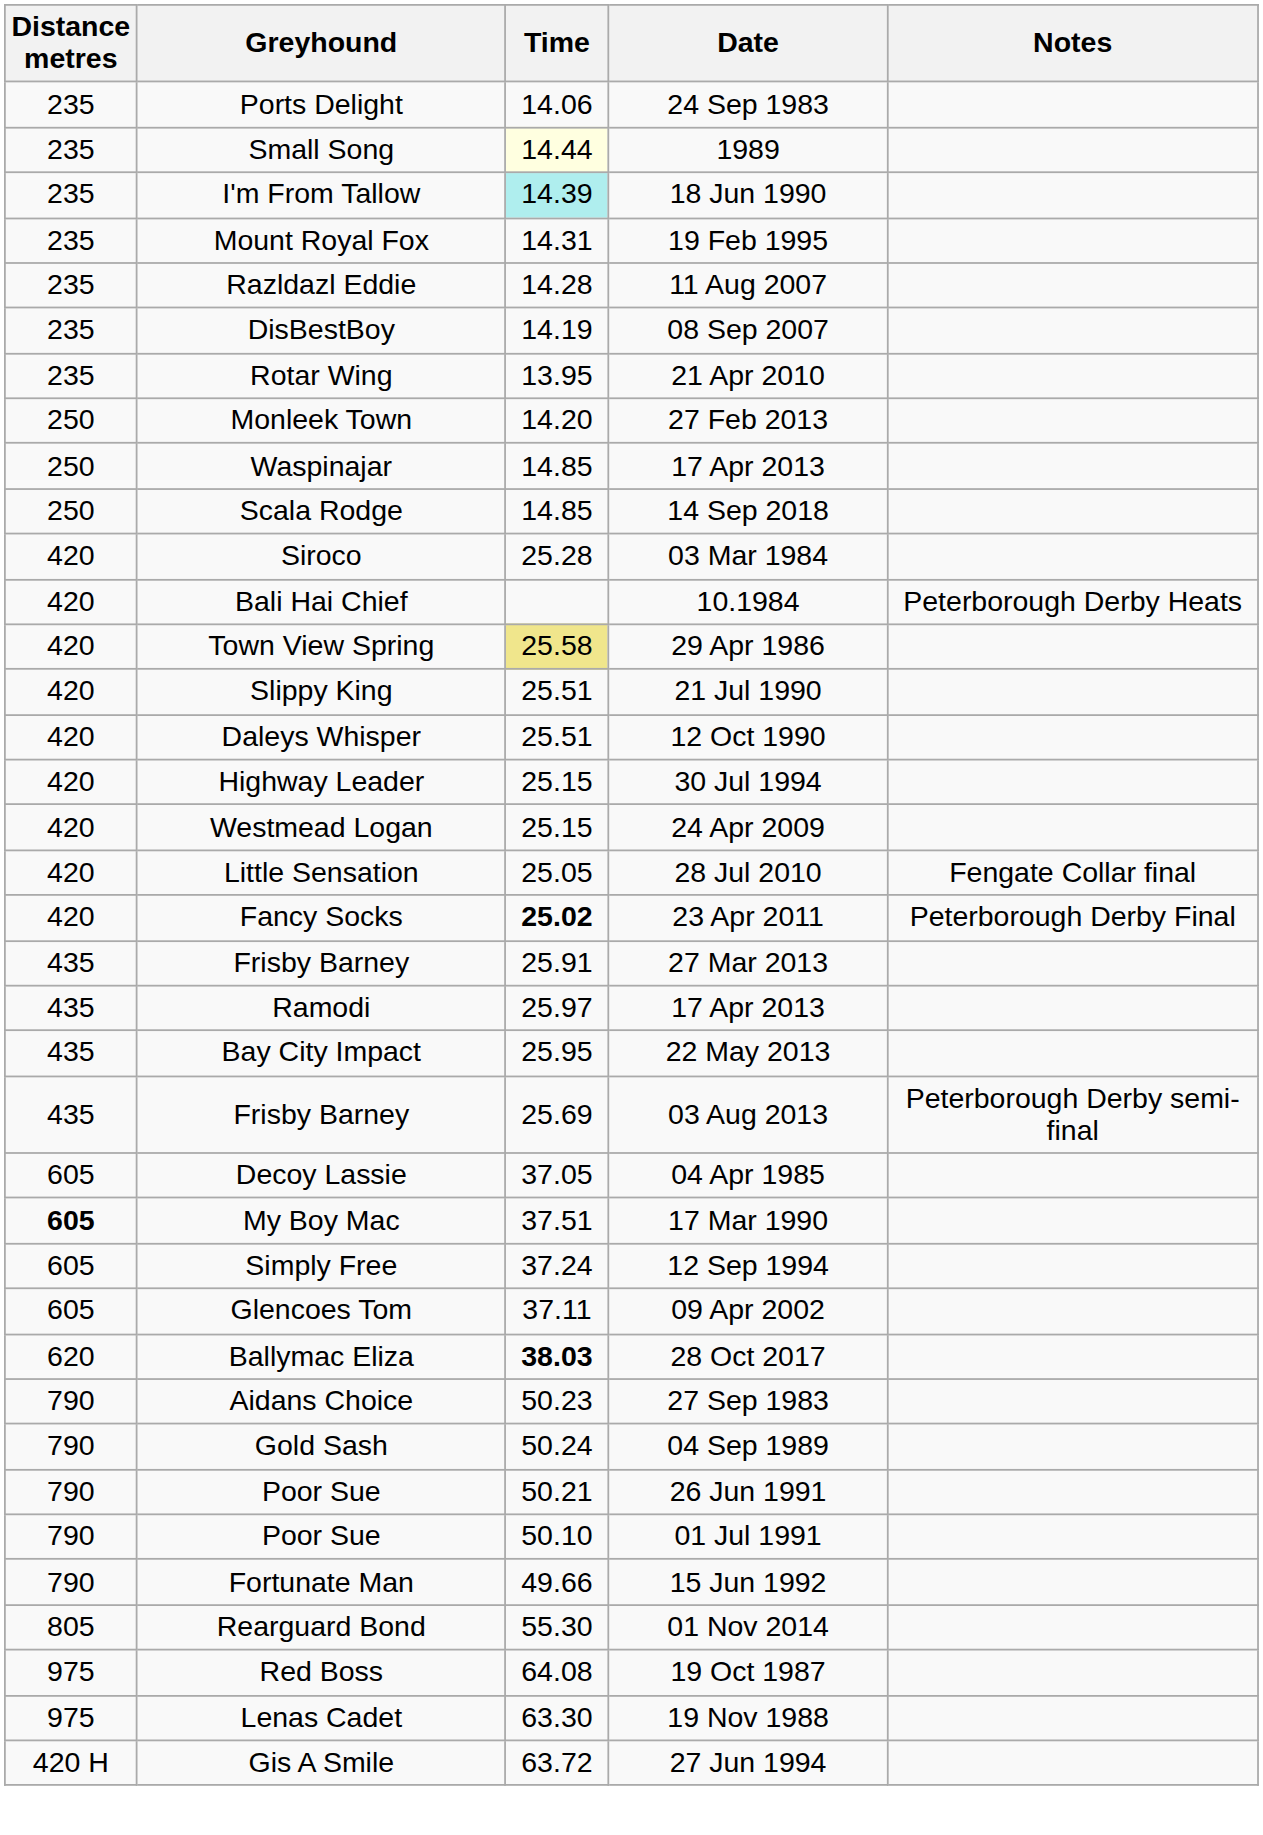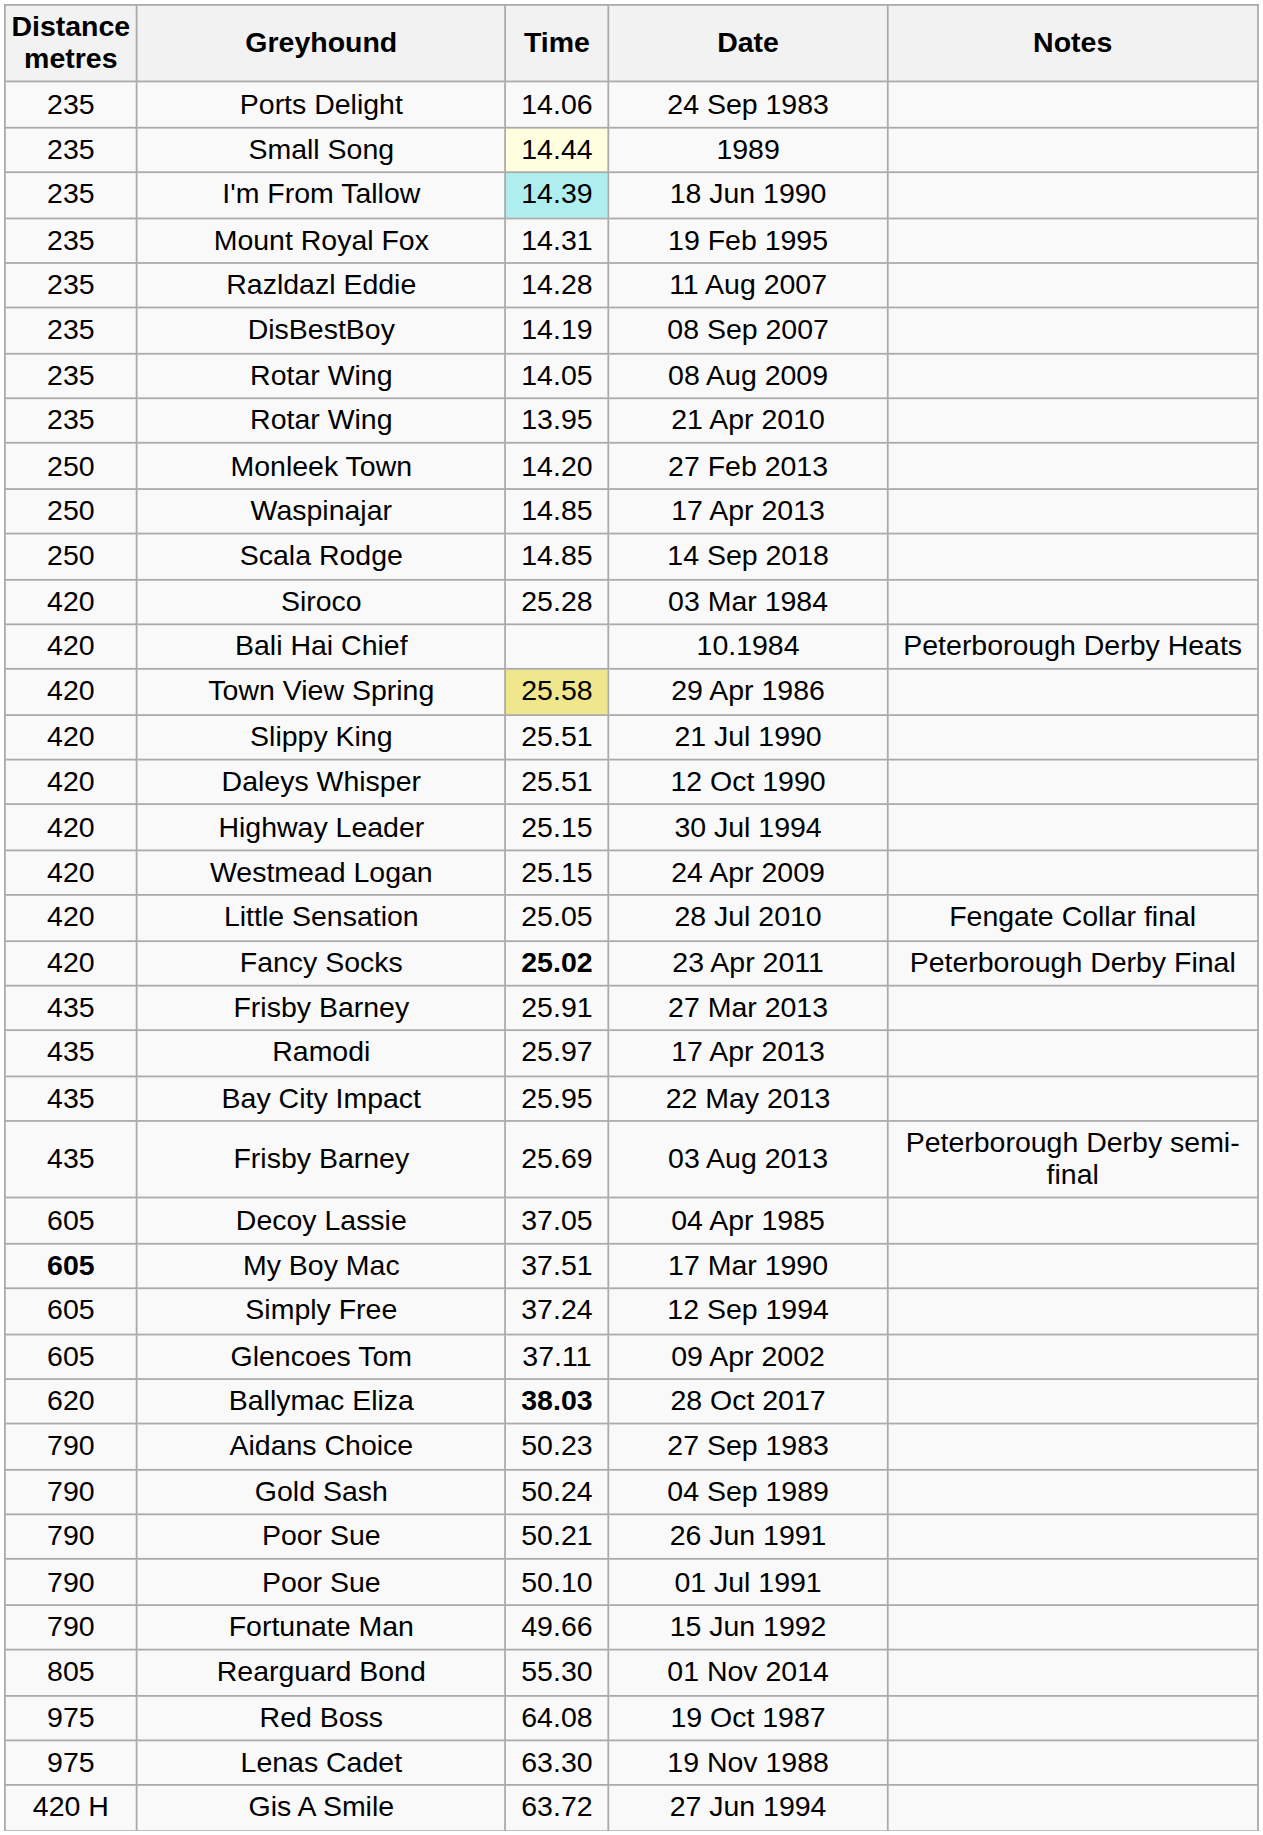+ row: (321, 375)
